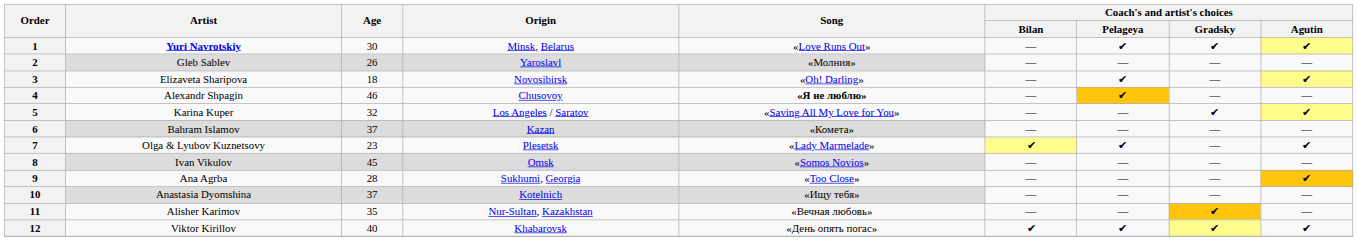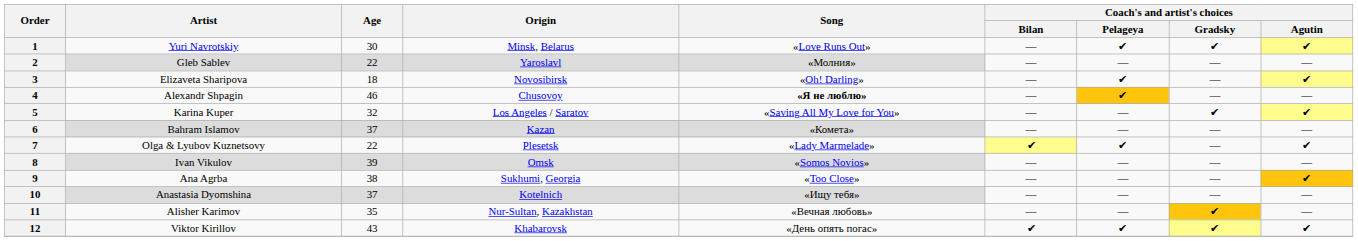(204, 46) bold -> (204, 46) normal
(372, 62) 26 -> (372, 62) 22
(372, 145) 23 -> (372, 145) 22
(372, 162) 45 -> (372, 162) 39
(372, 178) 28 -> (372, 178) 38
(372, 228) 40 -> (372, 228) 43
